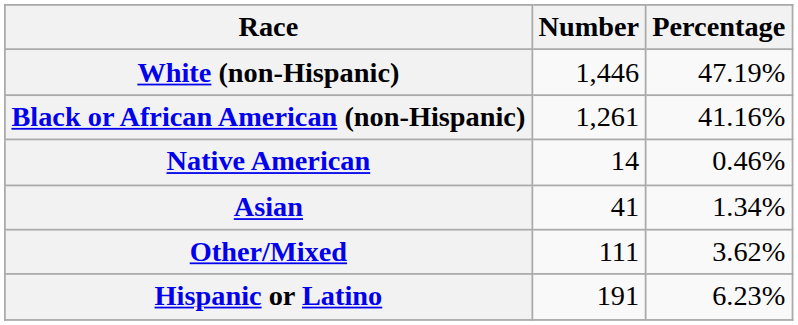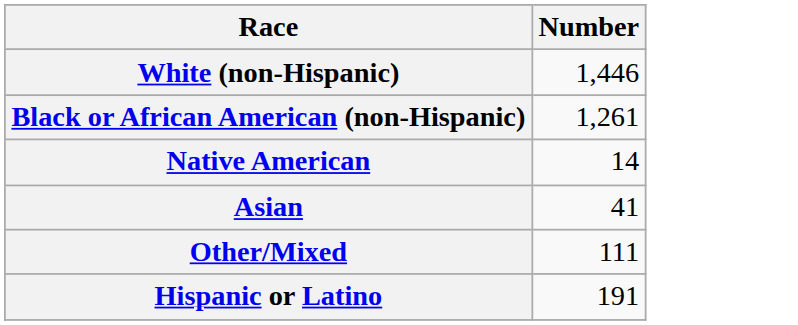- column: (719, 26)
